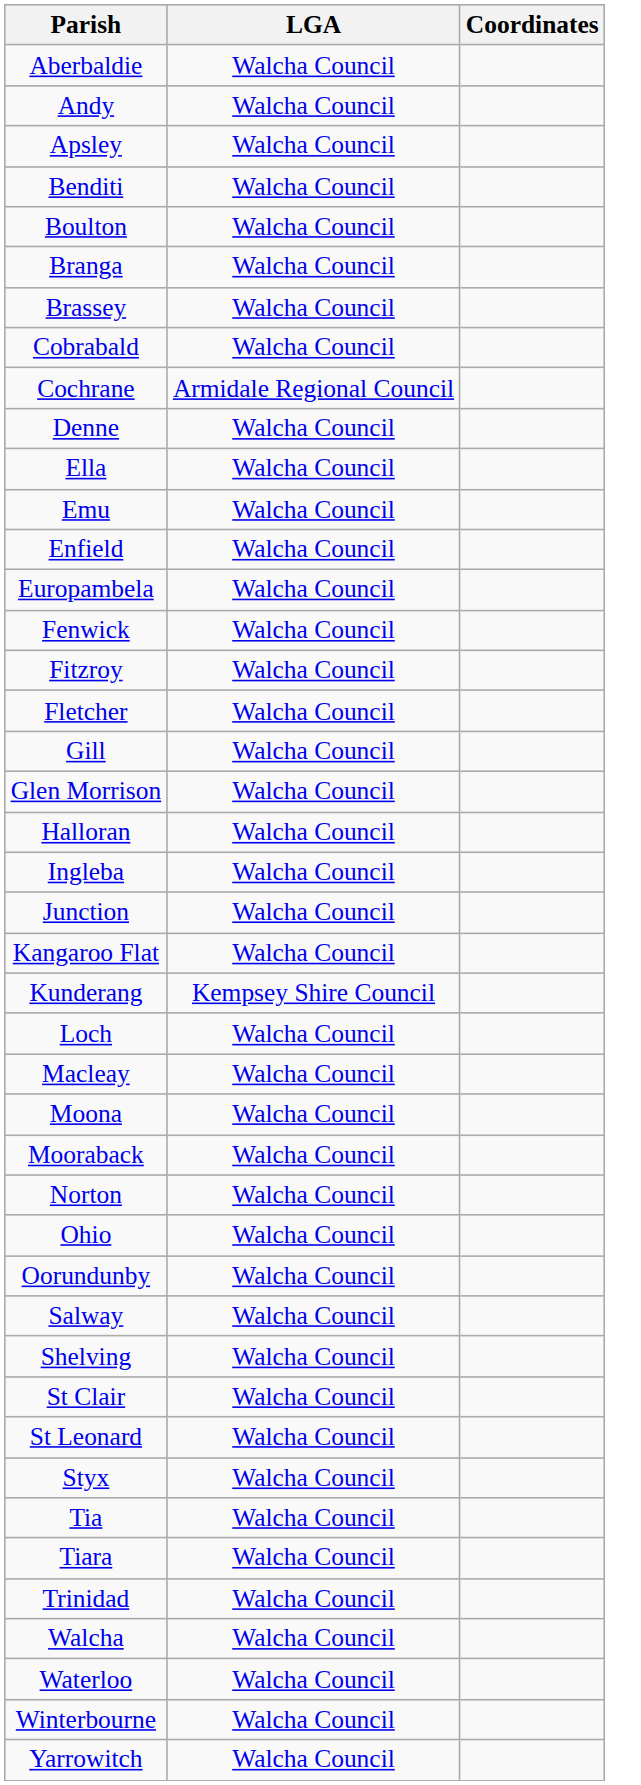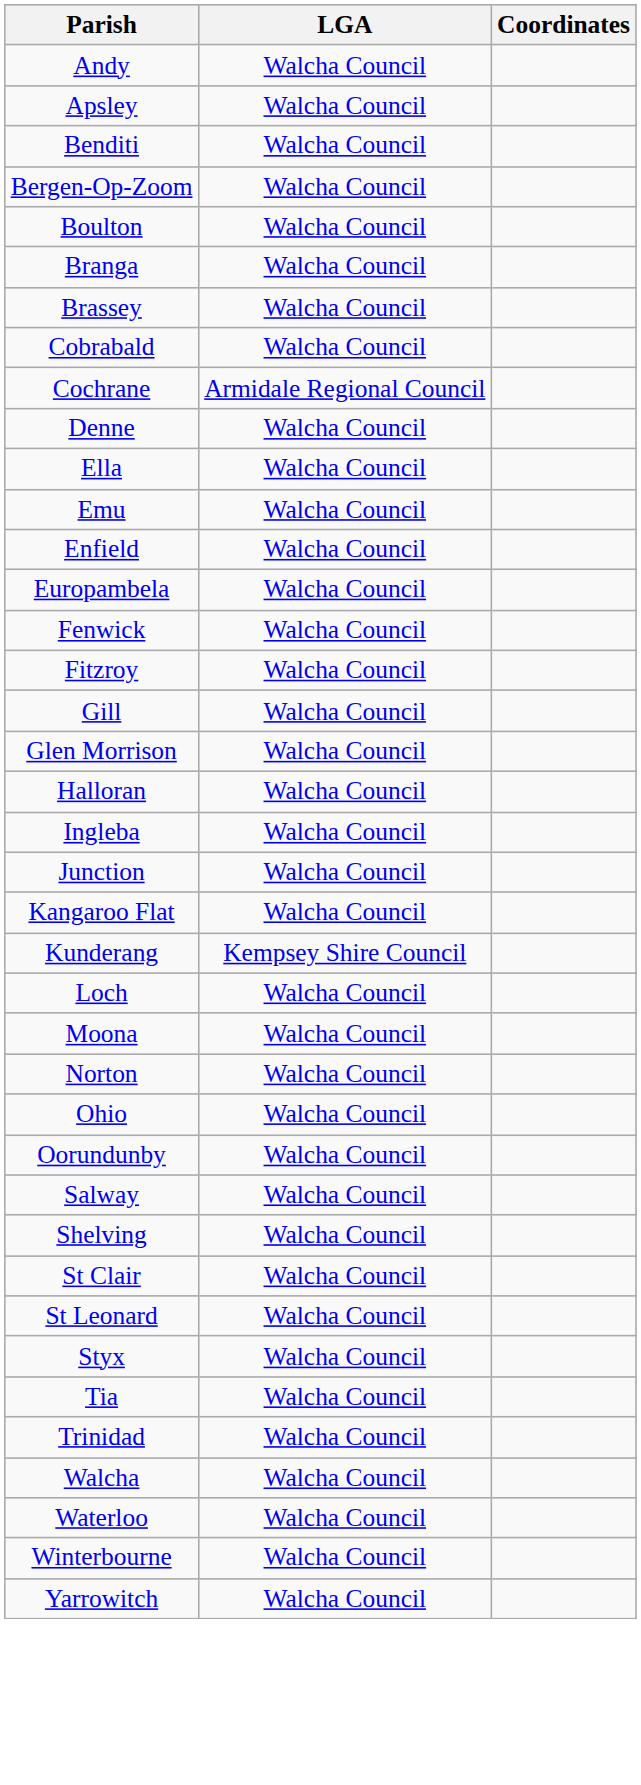- row: (86, 65)
+ row: (102, 186)
- row: (86, 710)
- row: (86, 1073)
- row: (86, 1154)
- row: (86, 1557)
